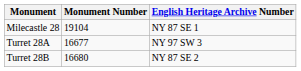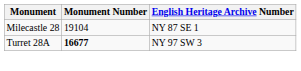(76, 43) normal -> (76, 43) bold
- row: (28, 58)
